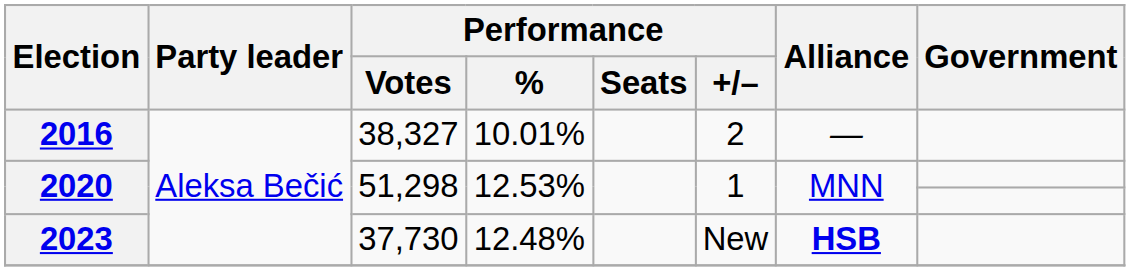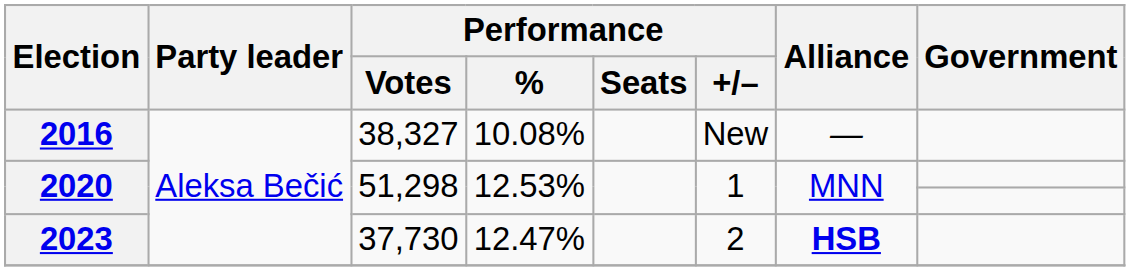(529, 134) 10.01% -> (529, 134) 10.08%
(735, 134) 2 -> (735, 134) New
(529, 238) 12.48% -> (529, 238) 12.47%
(735, 238) New -> (735, 238) 2
